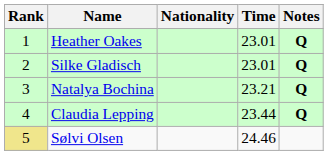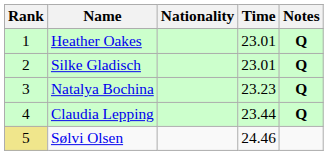(259, 89) 23.21 -> (259, 89) 23.23
